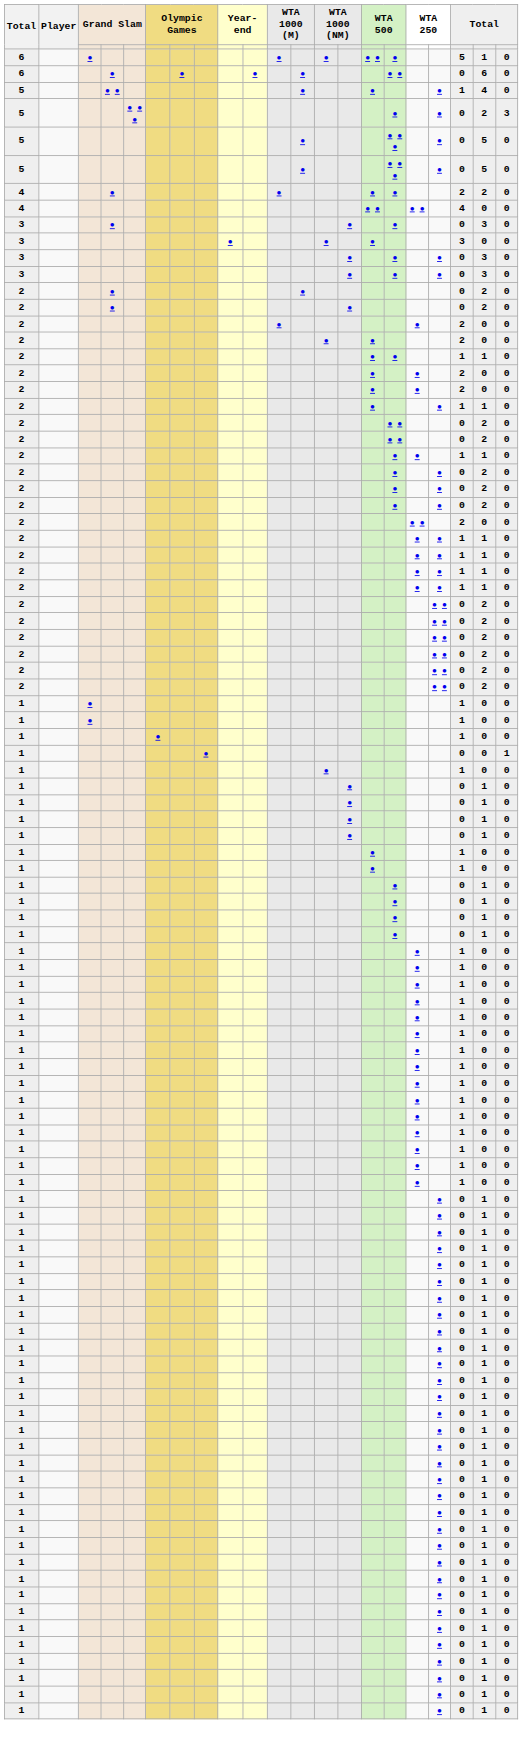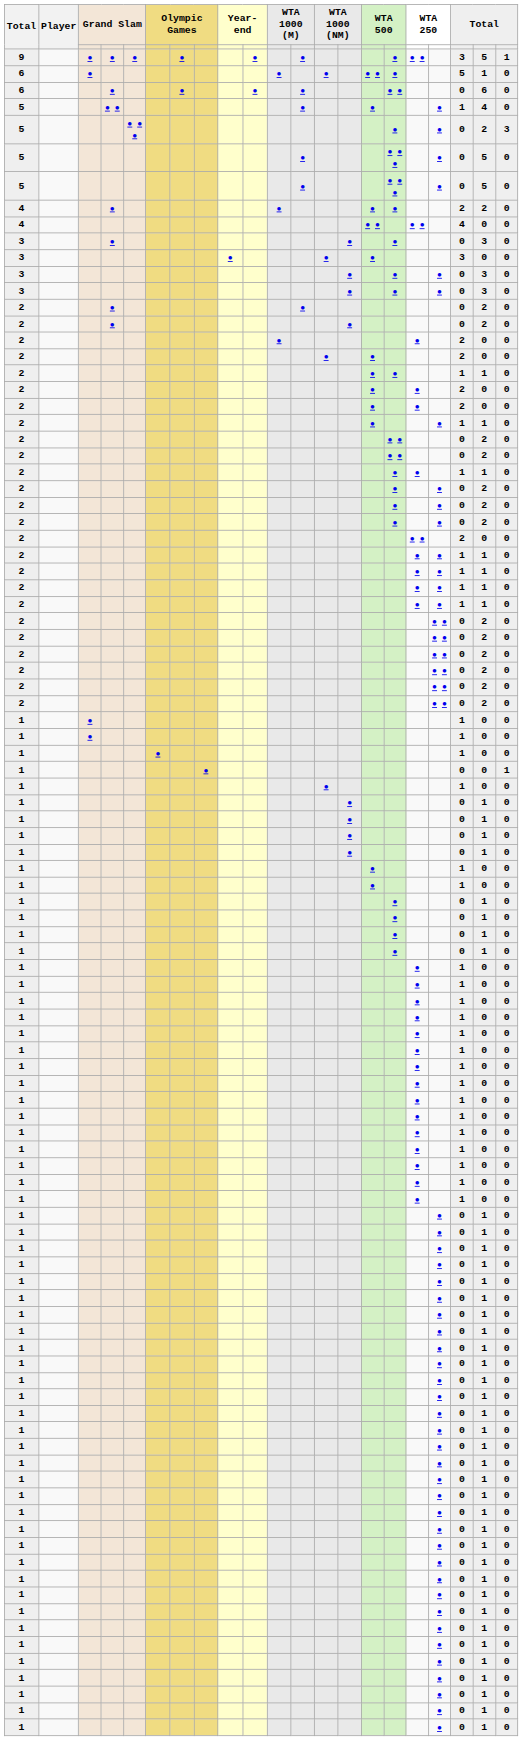+ row: (22, 57)
